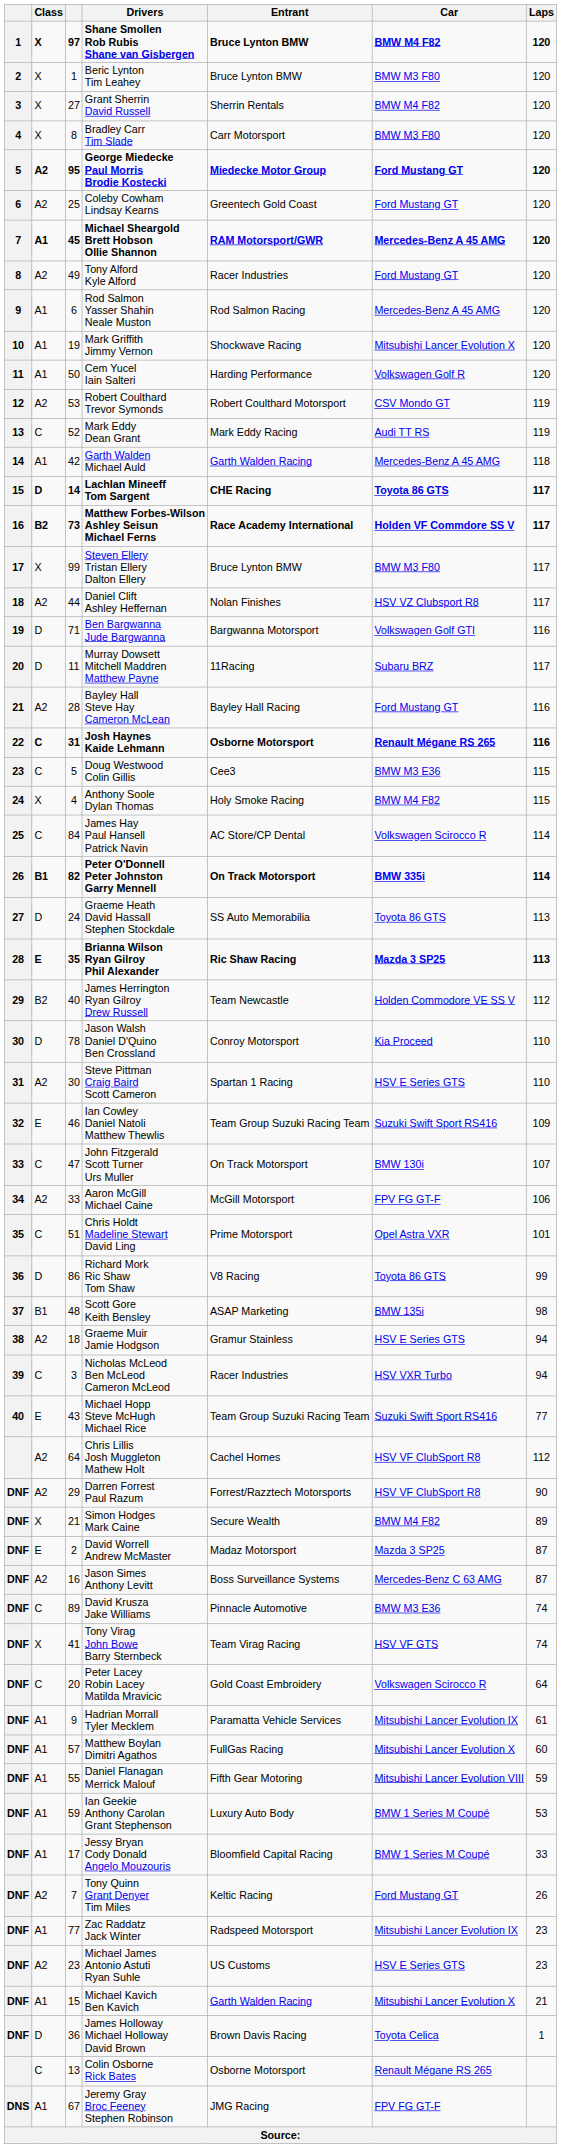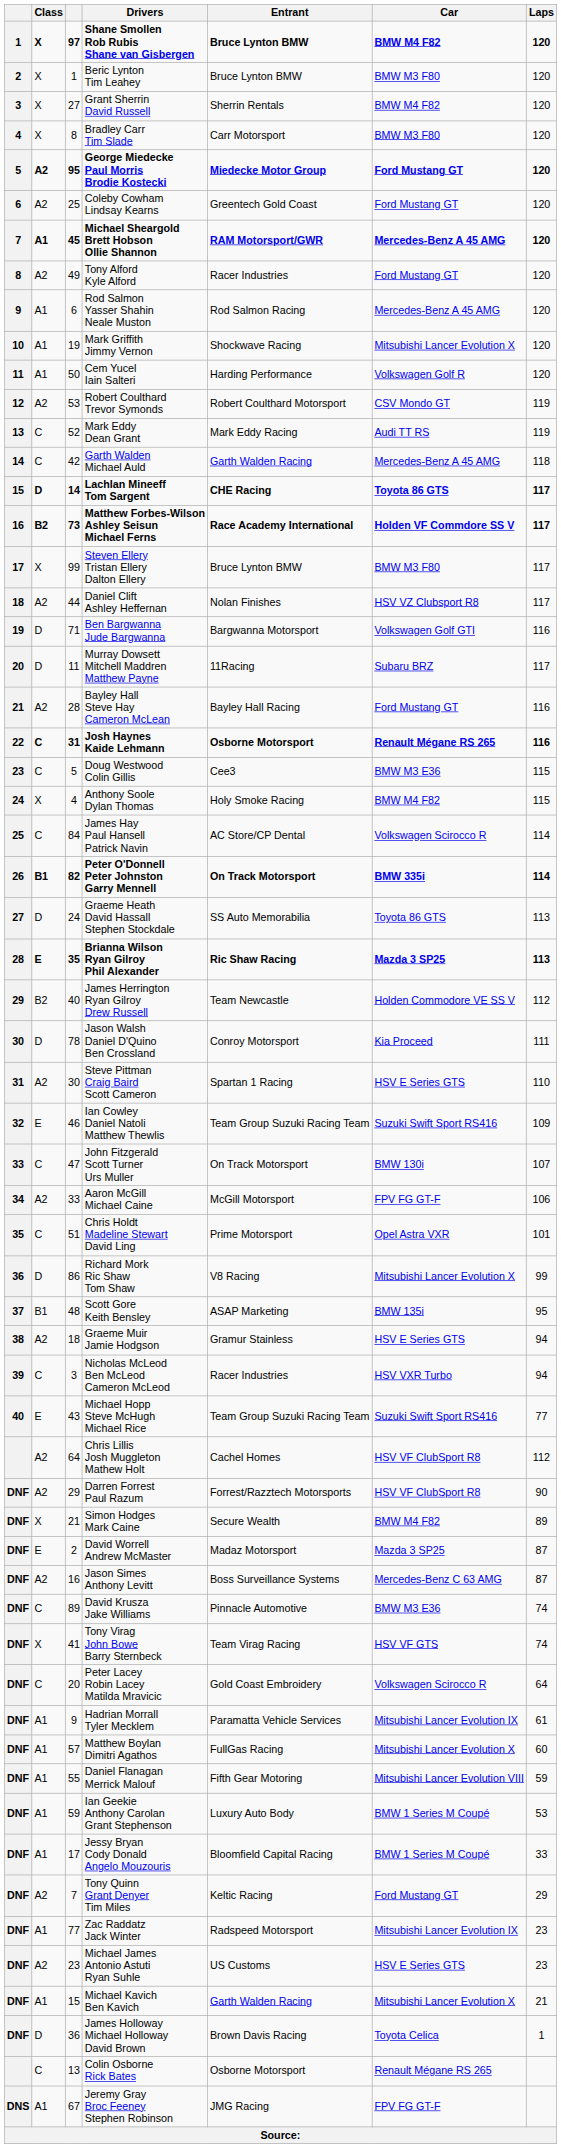(41, 462) A1 -> (38, 462) C
(541, 1041) 110 -> (541, 1041) 111
(410, 1276) Toyota 86 GTS -> (445, 1276) Mitsubishi Lancer Evolution X
(541, 1311) 98 -> (541, 1311) 95
(541, 1895) 26 -> (541, 1895) 29
